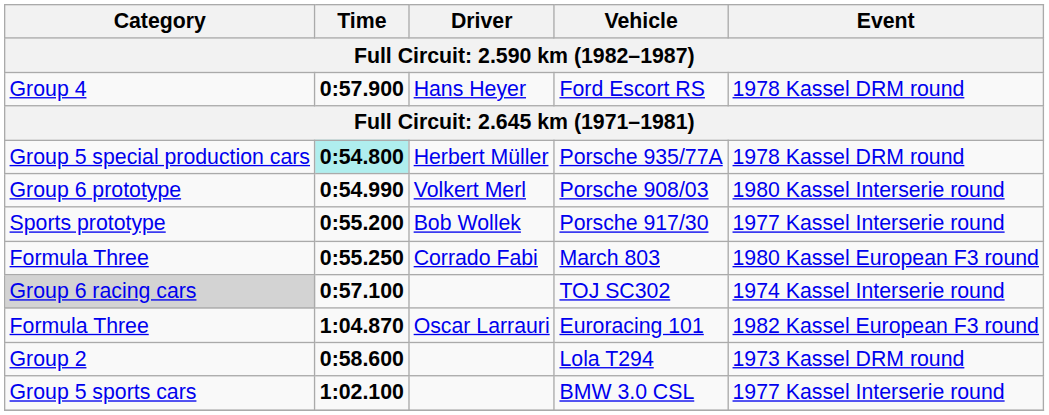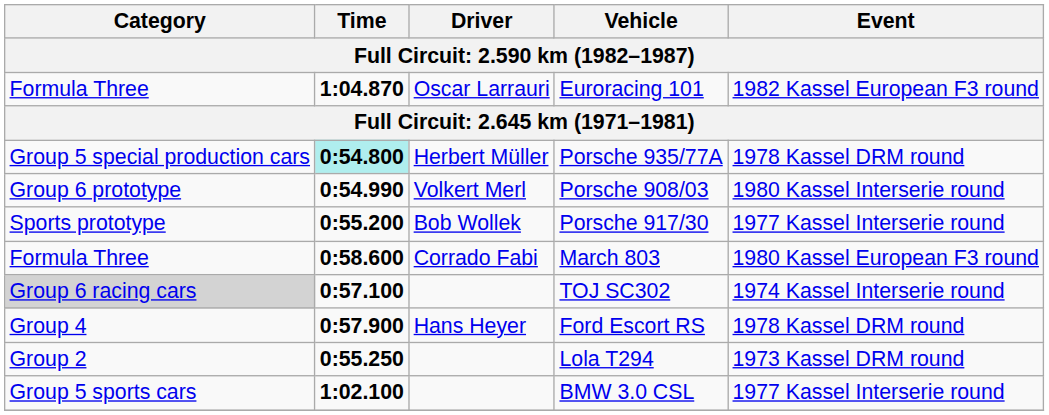rows swapped: (632, 325) <-> (632, 88)
(362, 257) 0:55.250 -> (362, 257) 0:58.600
(362, 358) 0:58.600 -> (362, 358) 0:55.250
